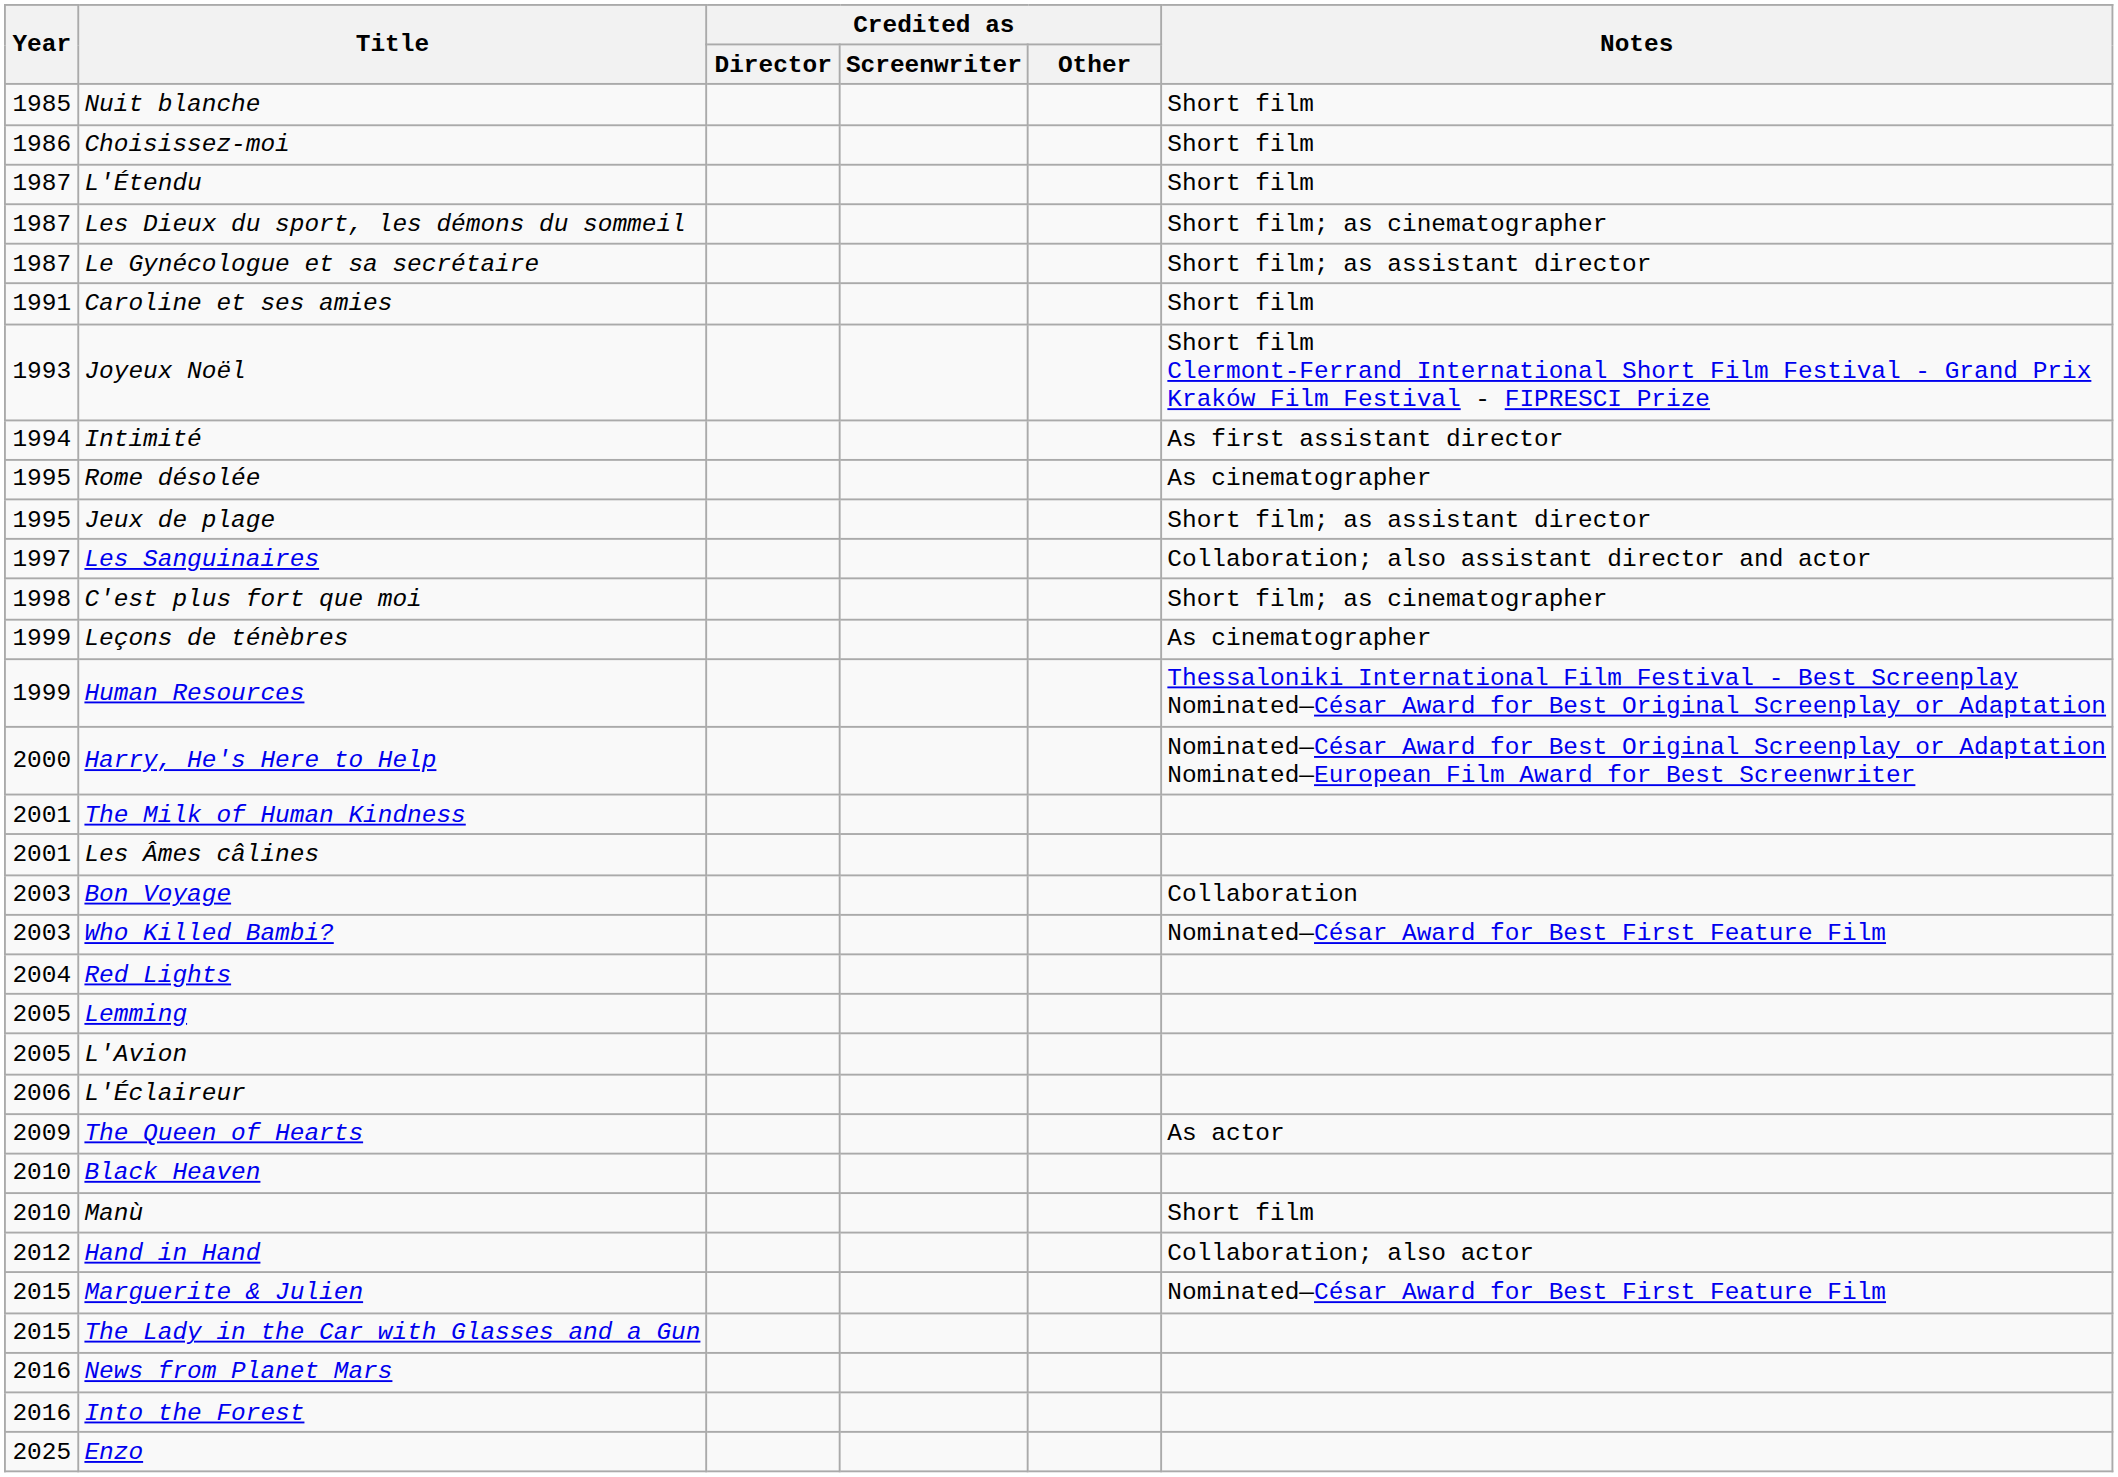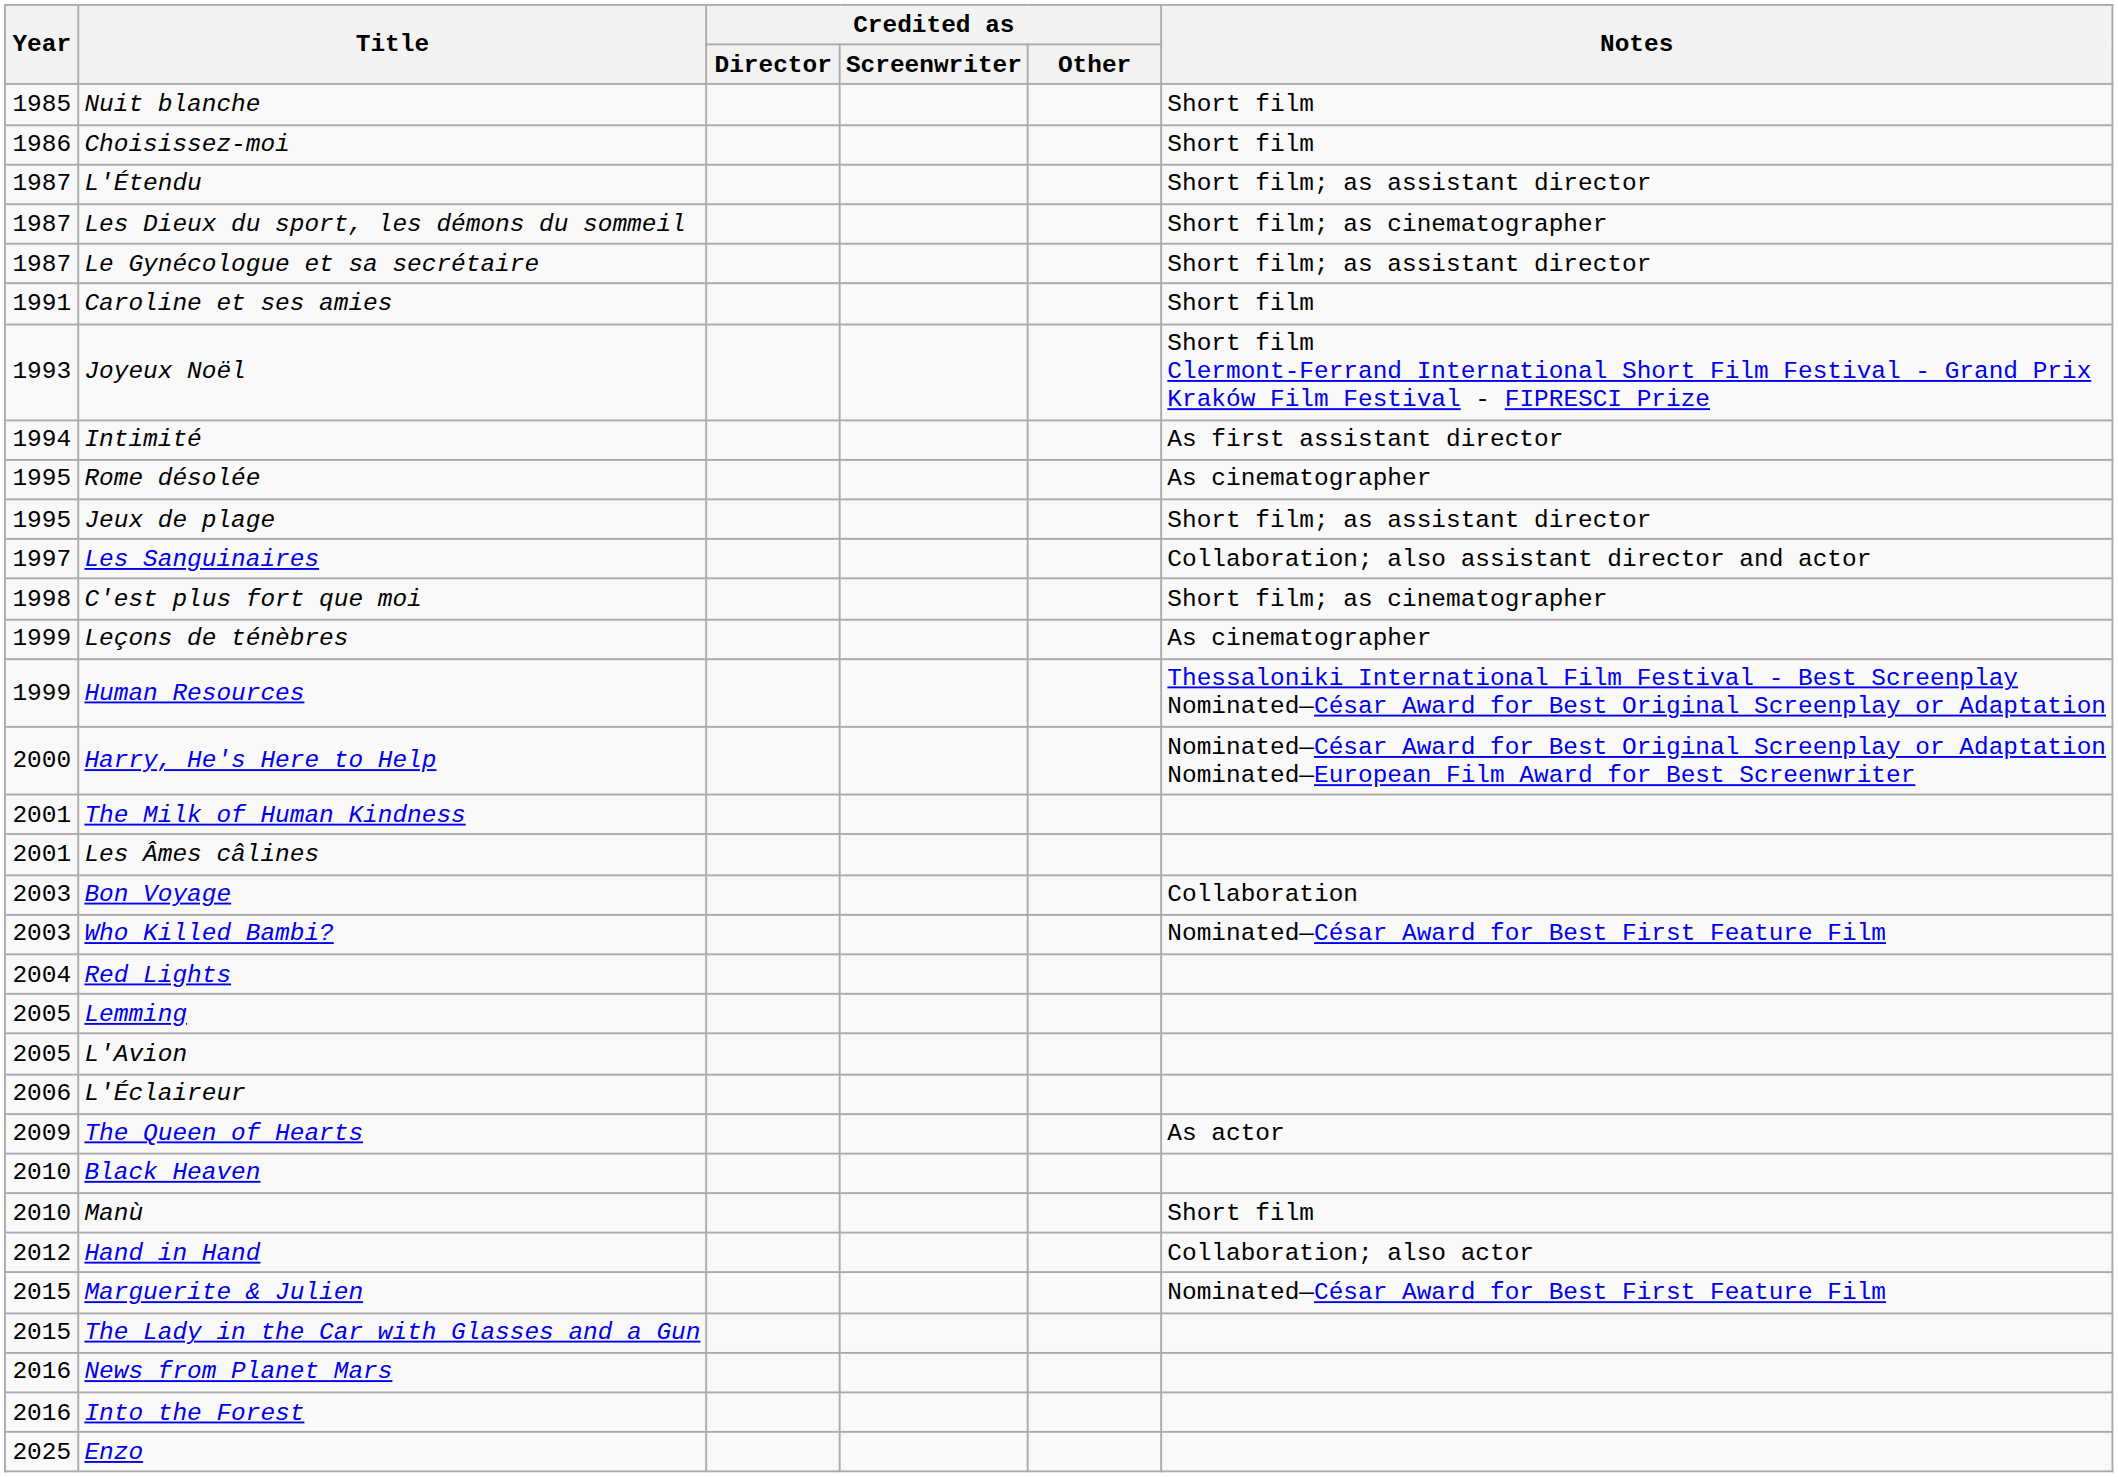(1241, 184) Short film -> (1409, 184) Short film; as assistant director
